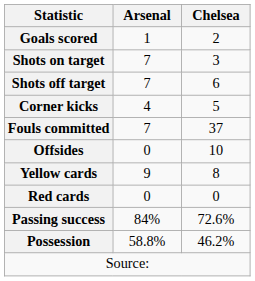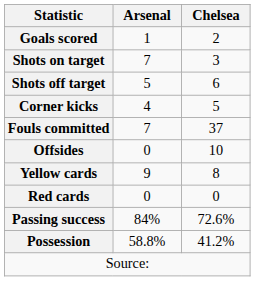(147, 83) 7 -> (147, 83) 5
(216, 241) 46.2% -> (216, 241) 41.2%
